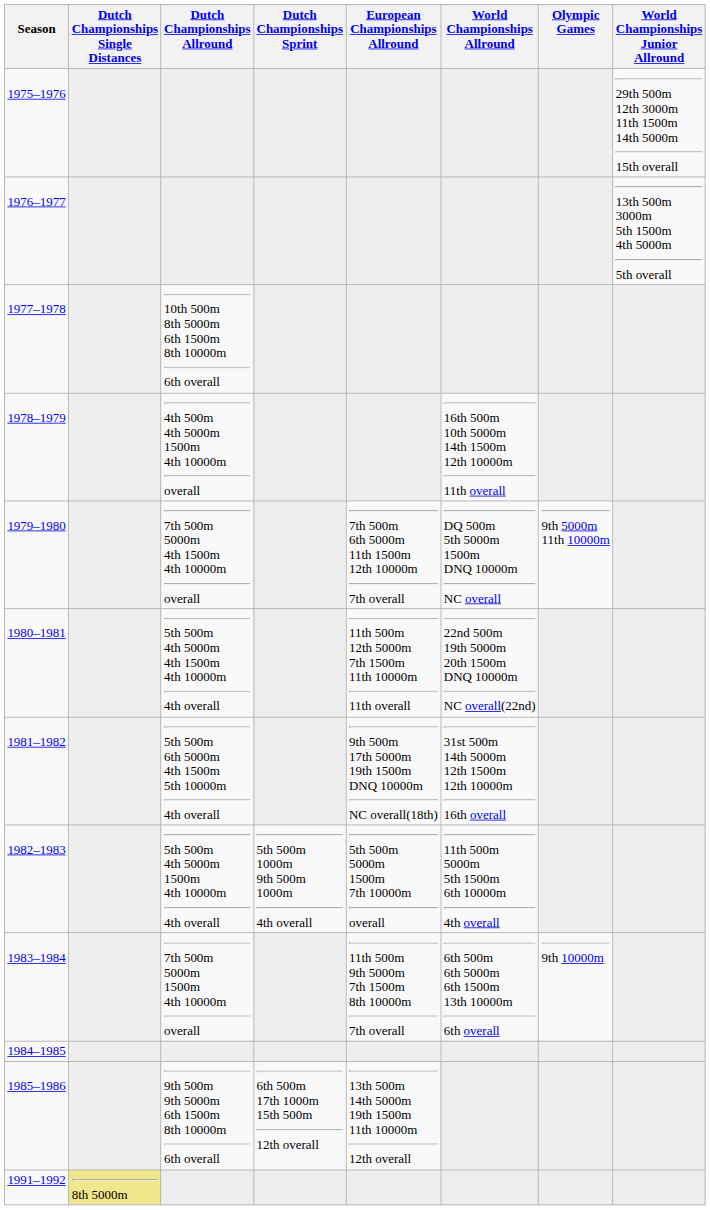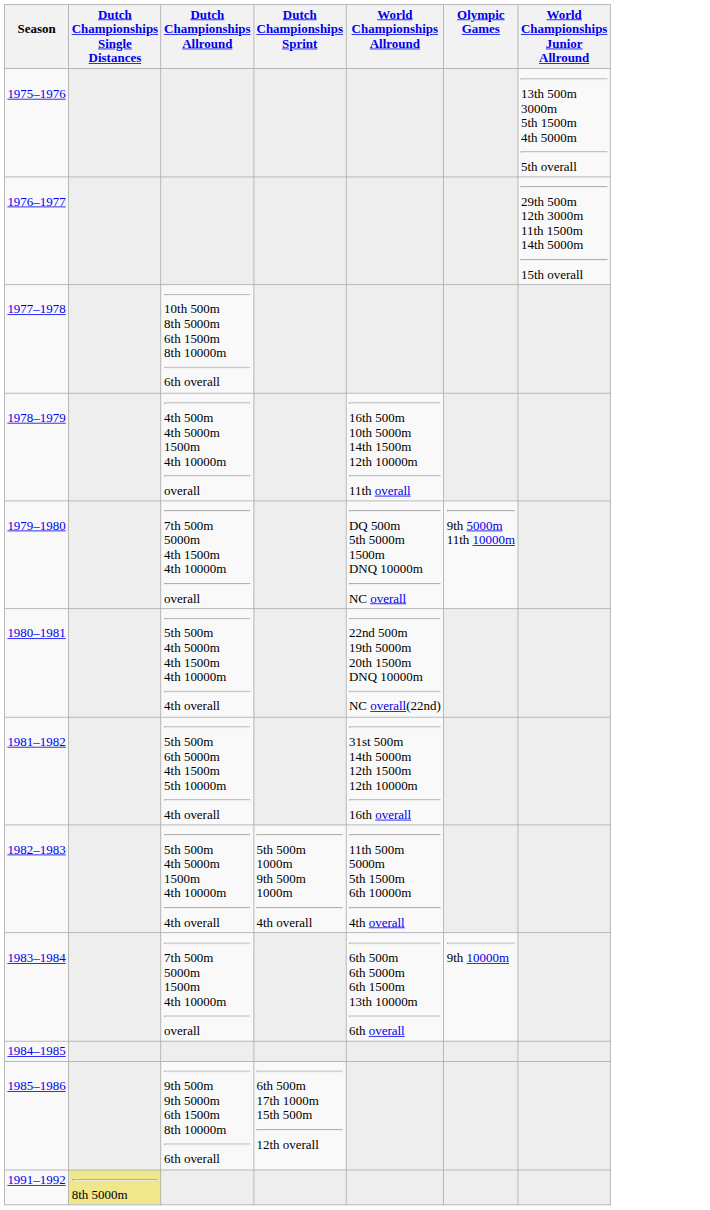- column: (393, 29)
(659, 126) 29th 500m 12th 3000m 11th 1500m 14th 5000m 15th overall -> (564, 126) 13th 500m 3000m 5th 1500m 4th 5000m 5th overall
(659, 234) 13th 500m 3000m 5th 1500m 4th 5000m 5th overall -> (564, 234) 29th 500m 12th 3000m 11th 1500m 14th 5000m 15th overall
